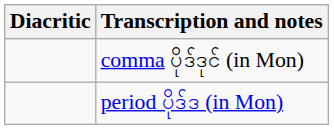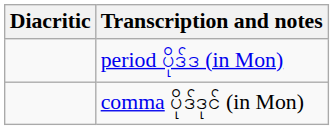rows swapped: (202, 58) <-> (192, 101)
